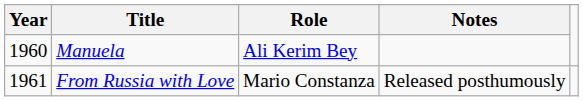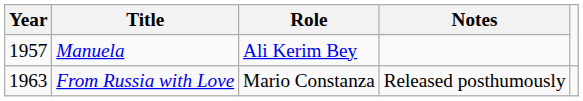(28, 50) 1960 -> (28, 50) 1957
(28, 80) 1961 -> (28, 80) 1963
